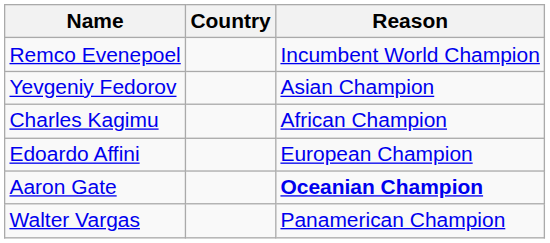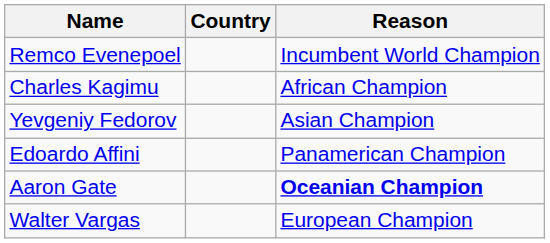rows swapped: (84, 120) <-> (93, 87)
(377, 154) European Champion -> (393, 154) Panamerican Champion
(393, 220) Panamerican Champion -> (377, 220) European Champion
